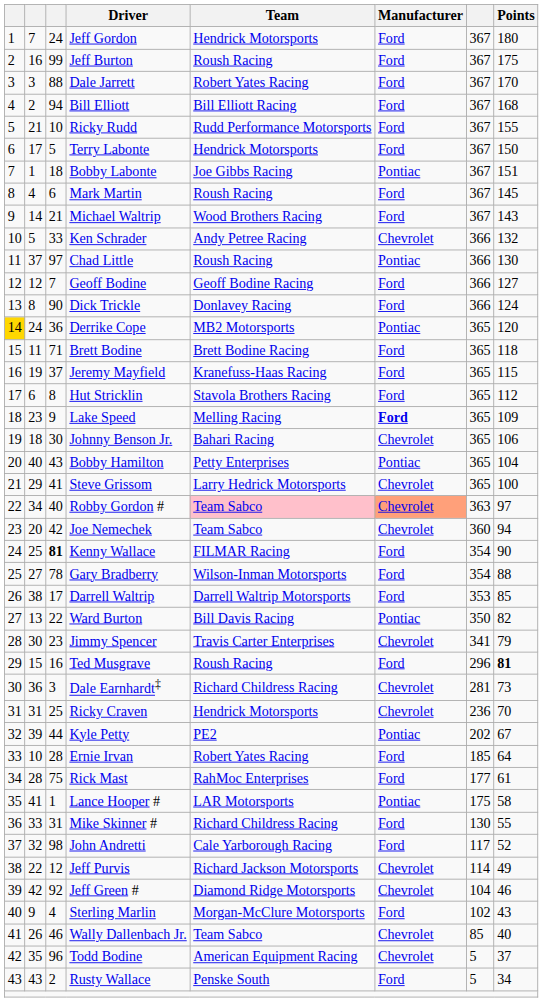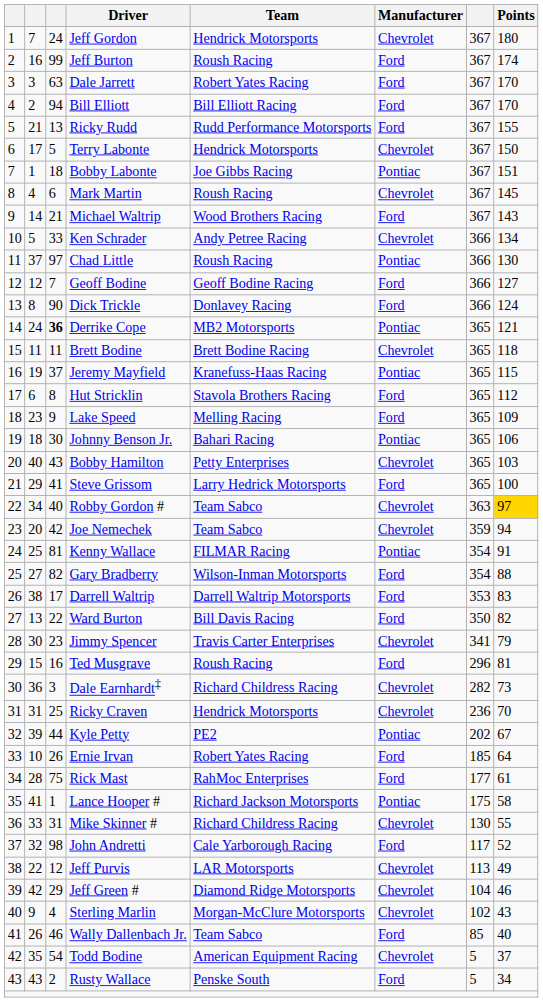(391, 37) Ford -> (406, 37) Chevrolet
(508, 60) 175 -> (508, 60) 174
(56, 82) 88 -> (56, 82) 63
(508, 104) 168 -> (508, 104) 170
(56, 127) 10 -> (56, 127) 13
(391, 149) Ford -> (406, 149) Chevrolet
(391, 194) Ford -> (406, 194) Chevrolet
(508, 238) 132 -> (508, 238) 134
(15, 328) gold background -> (15, 328) no background
(56, 328) normal -> (56, 328) bold
(508, 328) 120 -> (508, 328) 121
(56, 350) 71 -> (56, 350) 11
(391, 350) Ford -> (406, 350) Chevrolet
(391, 372) Ford -> (399, 372) Pontiac
(393, 417) bold -> (391, 417) normal
(406, 439) Chevrolet -> (399, 439) Pontiac
(399, 462) Pontiac -> (406, 462) Chevrolet
(508, 462) 104 -> (508, 462) 103
(406, 484) Chevrolet -> (391, 484) Ford
(228, 506) pink background -> (228, 506) no background
(406, 506) lightsalmon background -> (406, 506) no background
(504, 506) no background -> (504, 506) gold background
(480, 529) 360 -> (480, 529) 359
(56, 551) bold -> (56, 551) normal
(391, 551) Ford -> (399, 551) Pontiac
(504, 551) 90 -> (504, 551) 91
(56, 573) 78 -> (56, 573) 82
(504, 596) 85 -> (504, 596) 83
(399, 618) Pontiac -> (391, 618) Ford
(504, 663) bold -> (504, 663) normal
(480, 687) 281 -> (480, 687) 282
(56, 756) 28 -> (56, 756) 26
(243, 801) LAR Motorsports -> (276, 801) Richard Jackson Motorsports
(391, 823) Ford -> (406, 823) Chevrolet
(276, 868) Richard Jackson Motorsports -> (243, 868) LAR Motorsports
(480, 868) 114 -> (480, 868) 113
(56, 890) 92 -> (56, 890) 29
(391, 912) Ford -> (406, 912) Chevrolet
(406, 935) Chevrolet -> (391, 935) Ford
(56, 957) 96 -> (56, 957) 54
